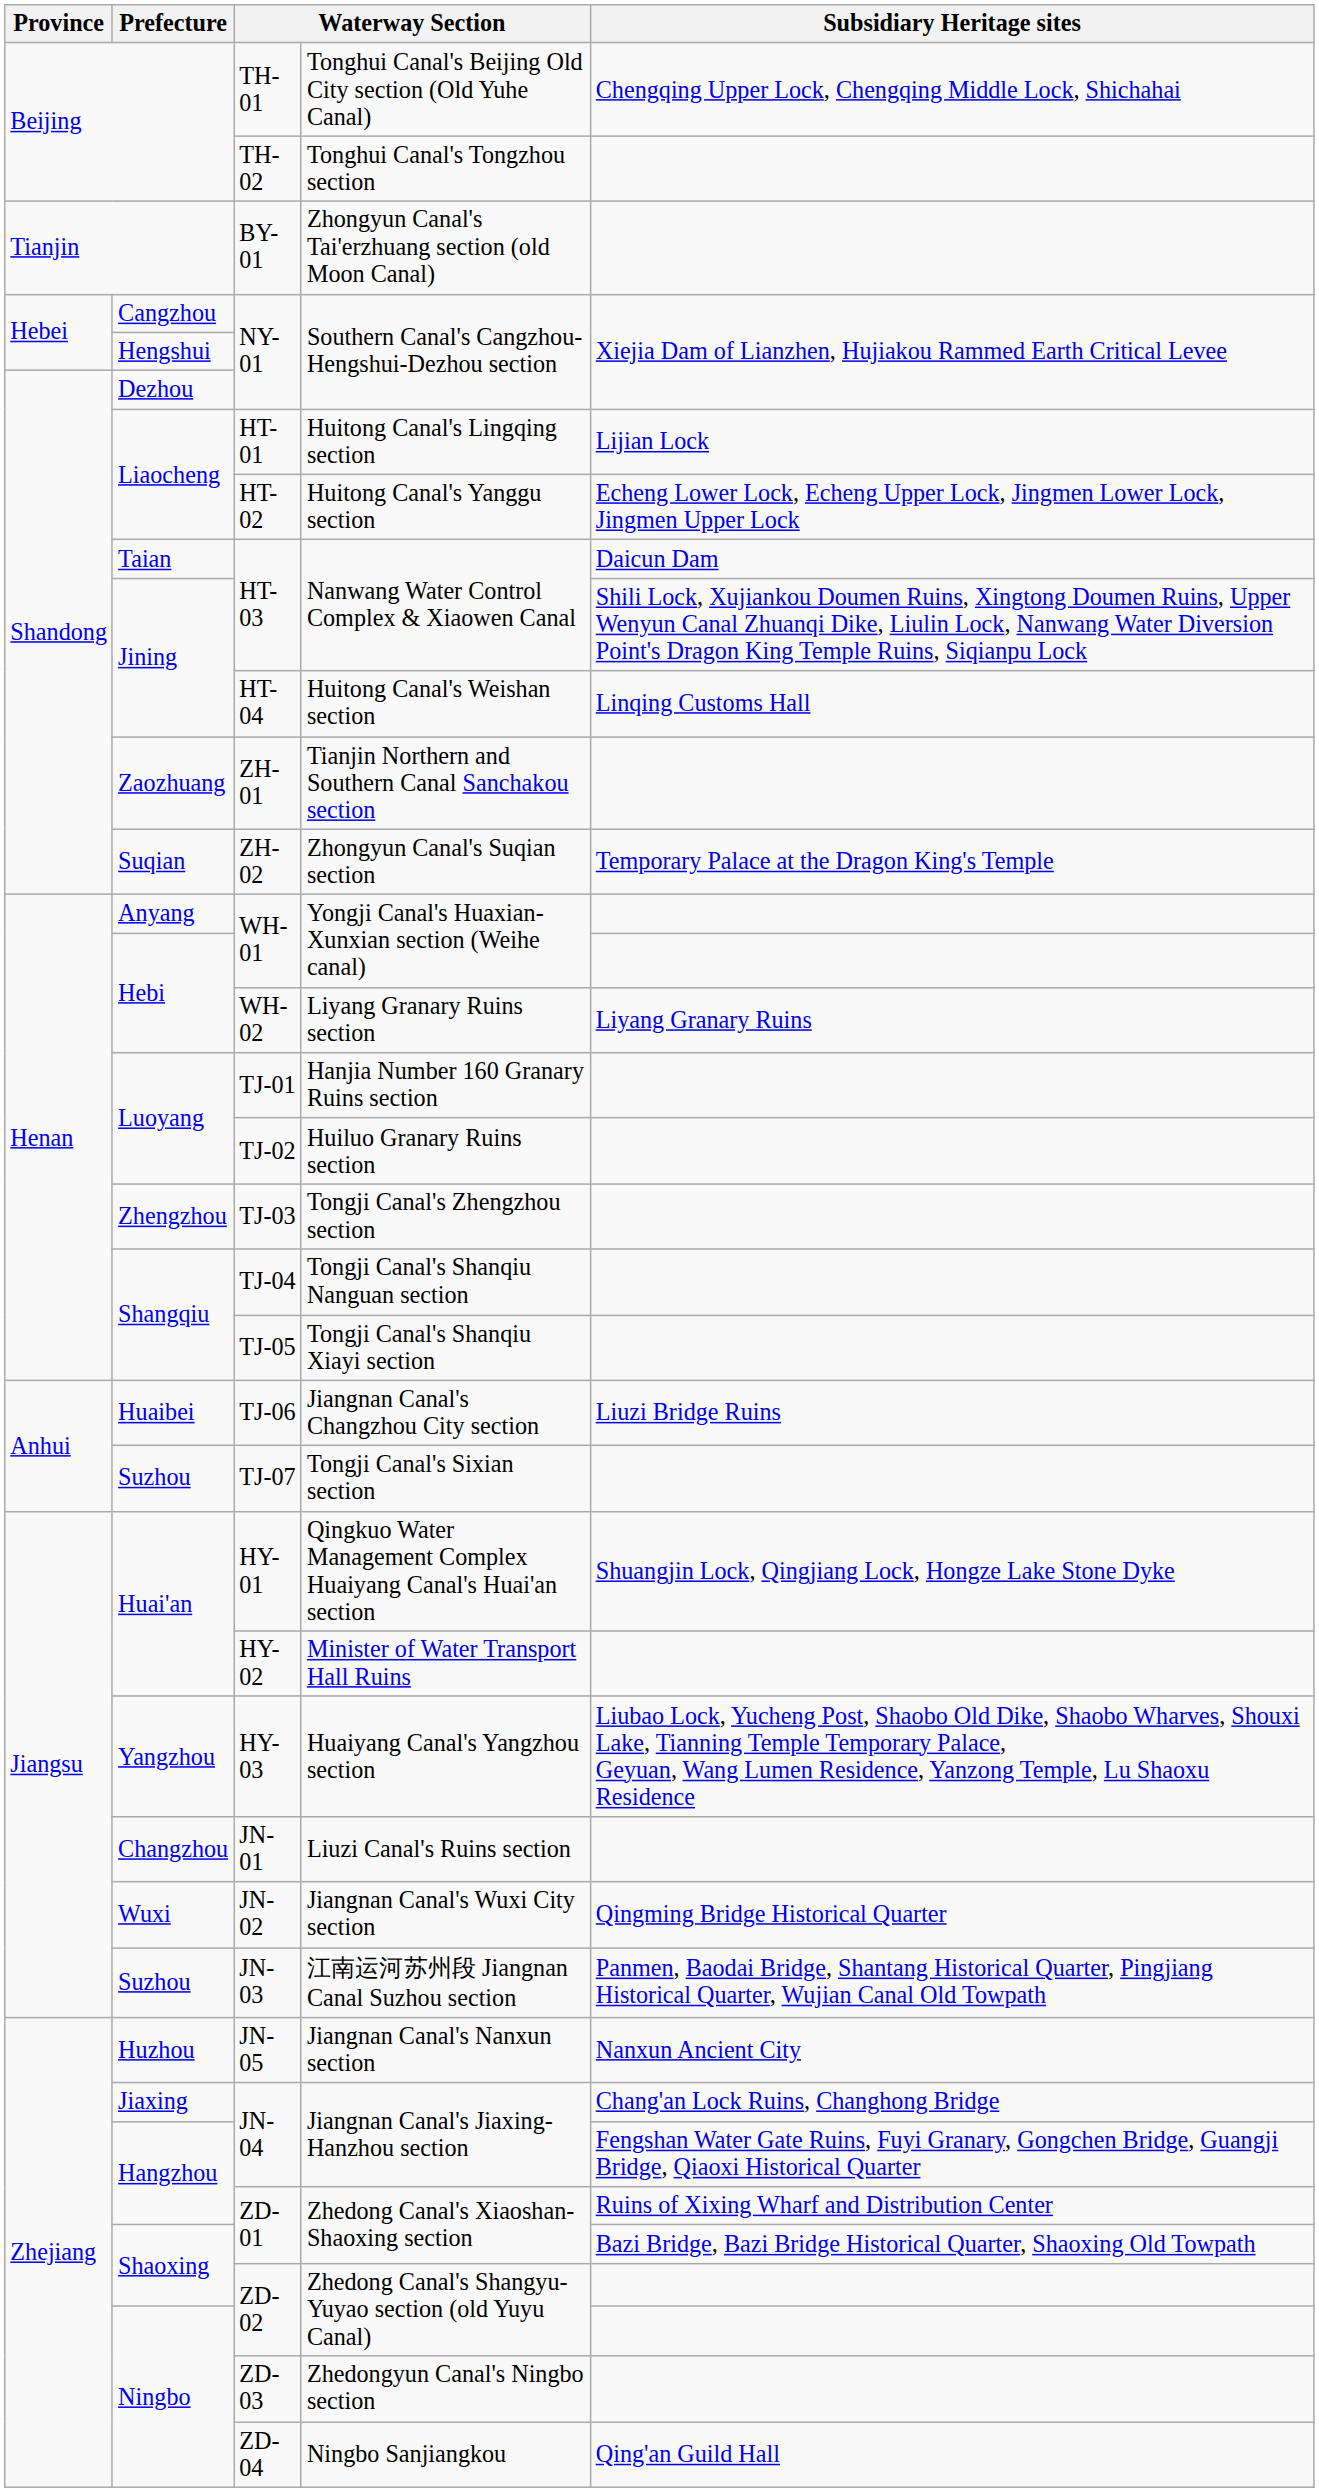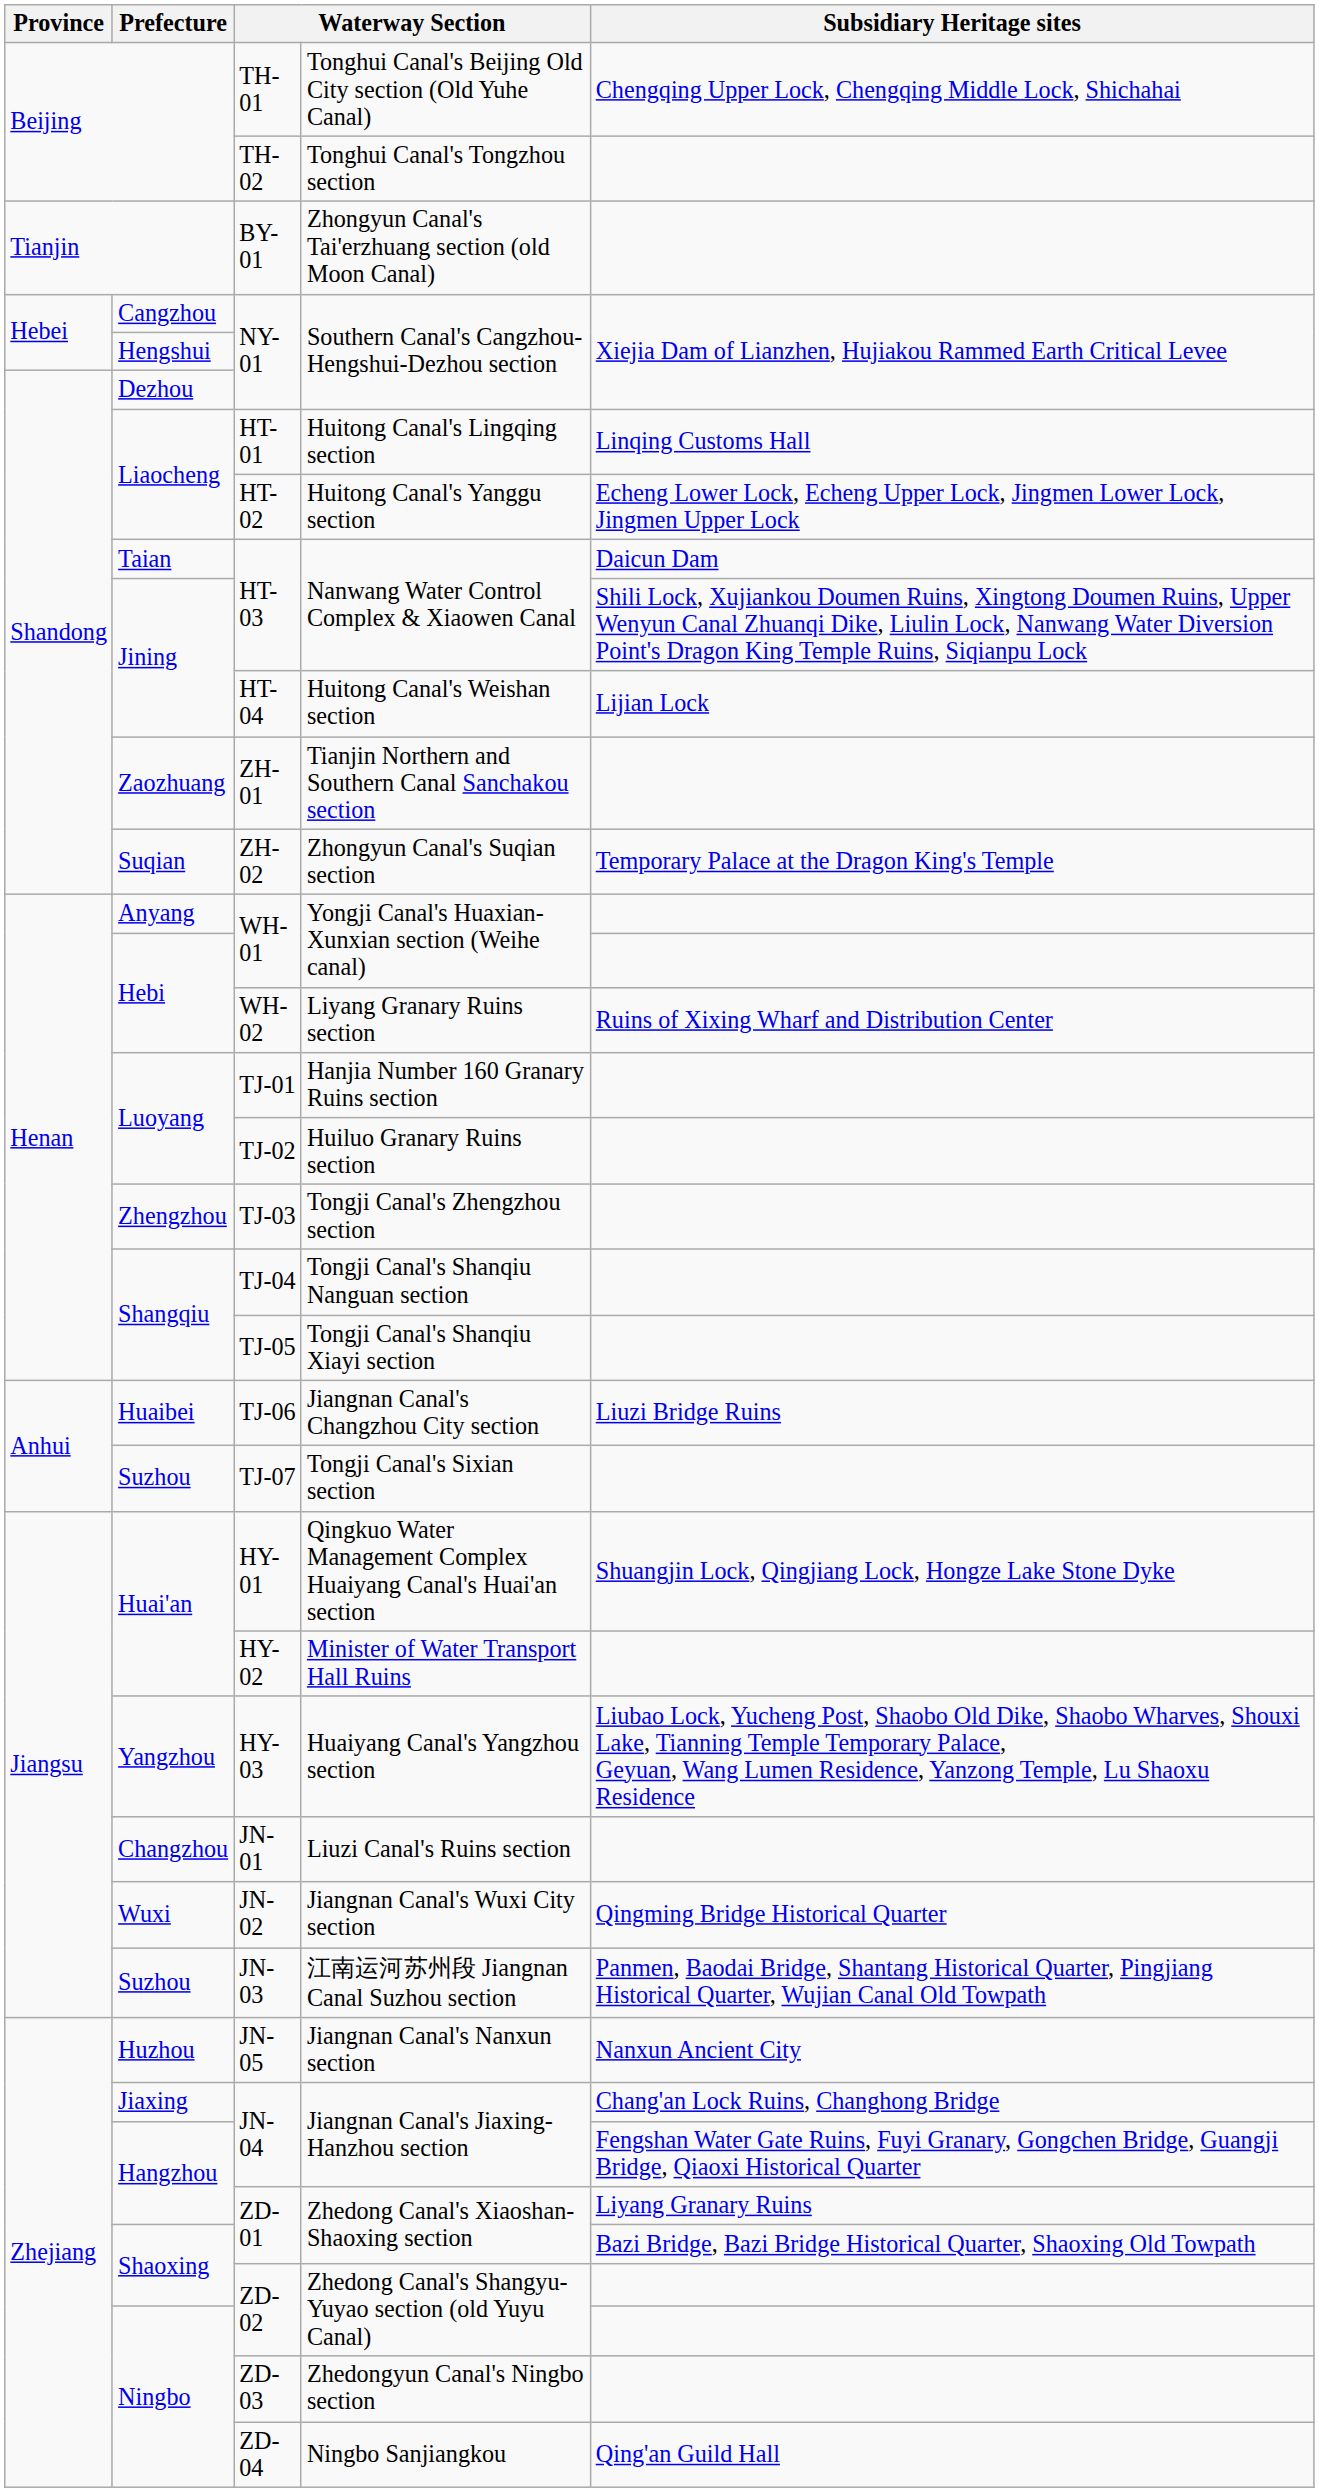(652, 441) Lijian Lock -> (703, 441) Linqing Customs Hall
(703, 703) Linqing Customs Hall -> (652, 703) Lijian Lock
(704, 1019) Liyang Granary Ruins -> (824, 1019) Ruins of Xixing Wharf and Distribution Center
(824, 2205) Ruins of Xixing Wharf and Distribution Center -> (704, 2205) Liyang Granary Ruins
